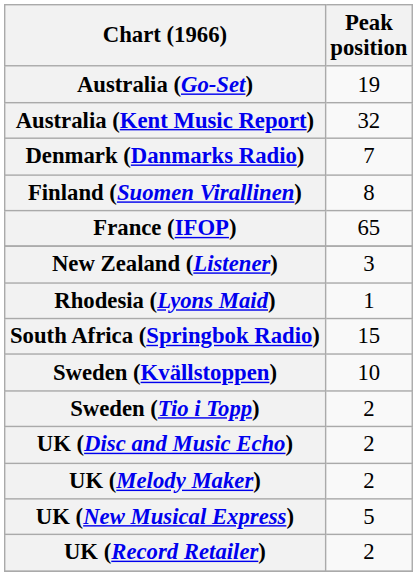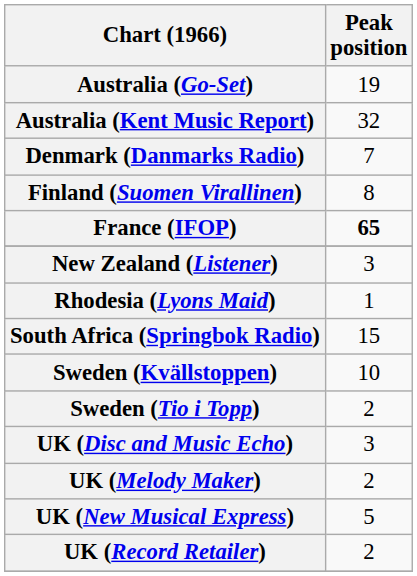(369, 228) normal -> (369, 228) bold
(369, 444) 2 -> (369, 444) 3
